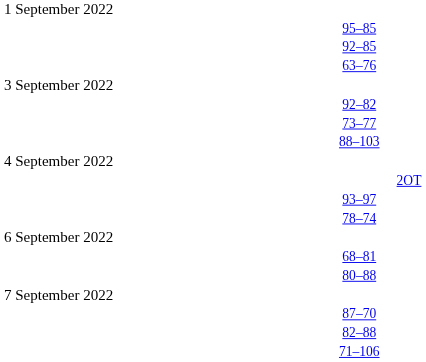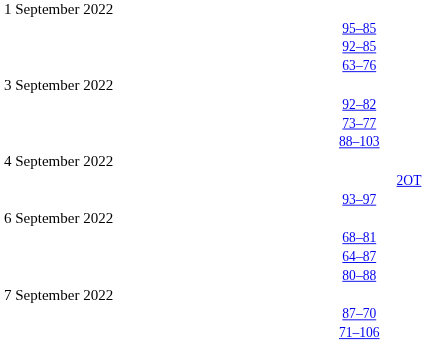- row: (151, 218)
+ row: (151, 257)
- row: (151, 333)
